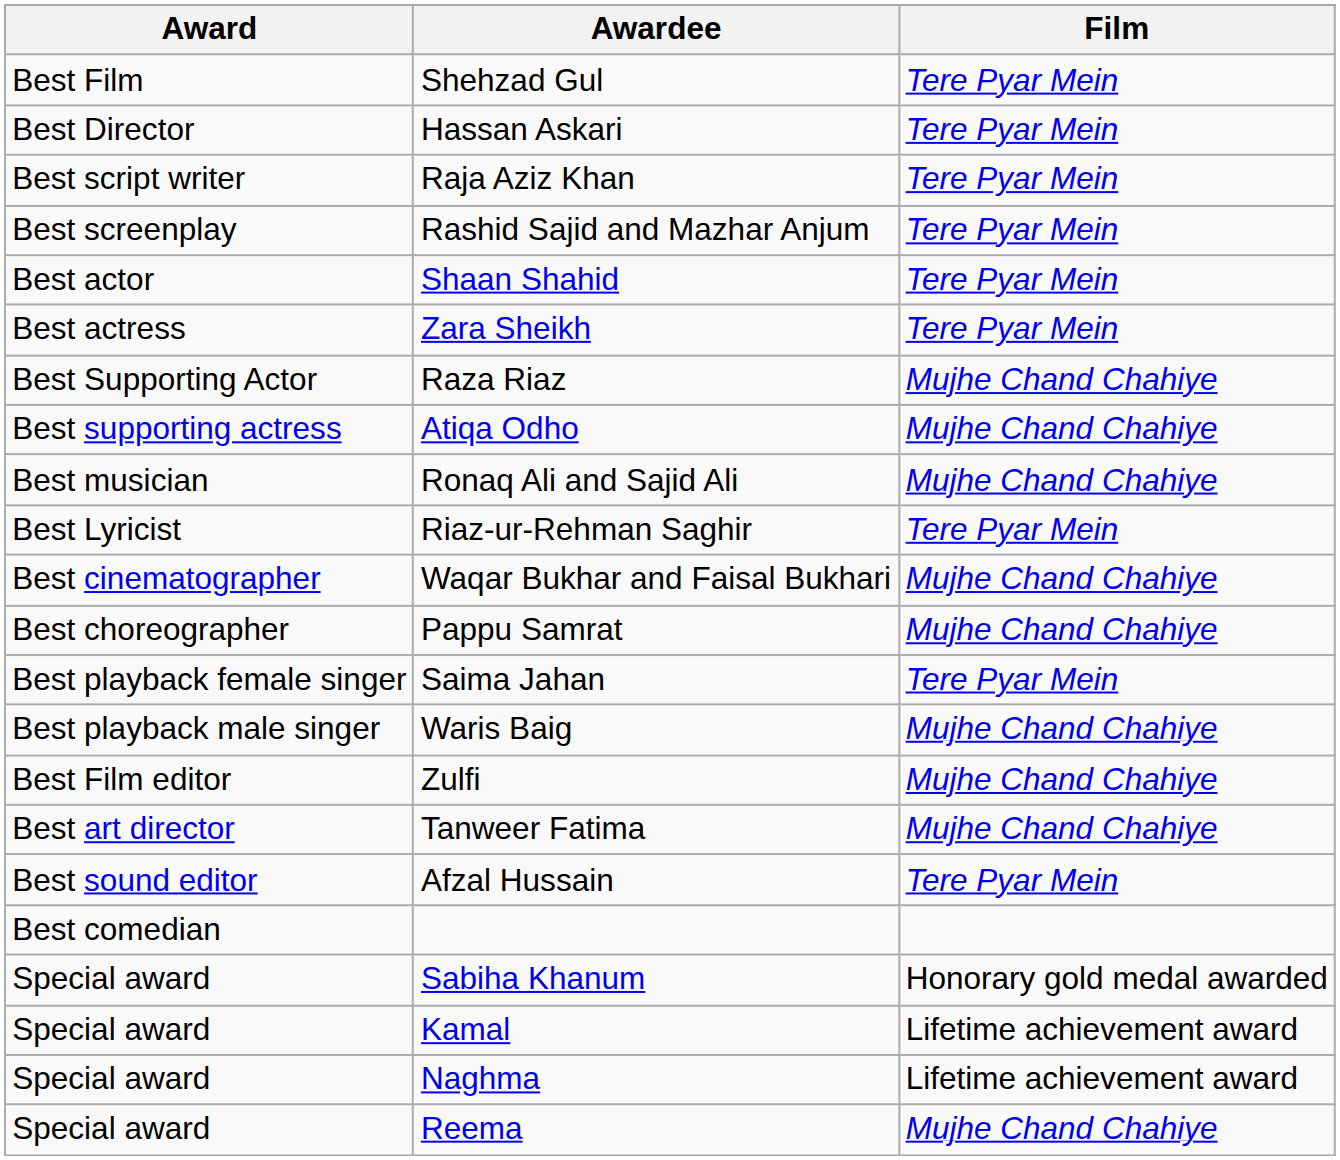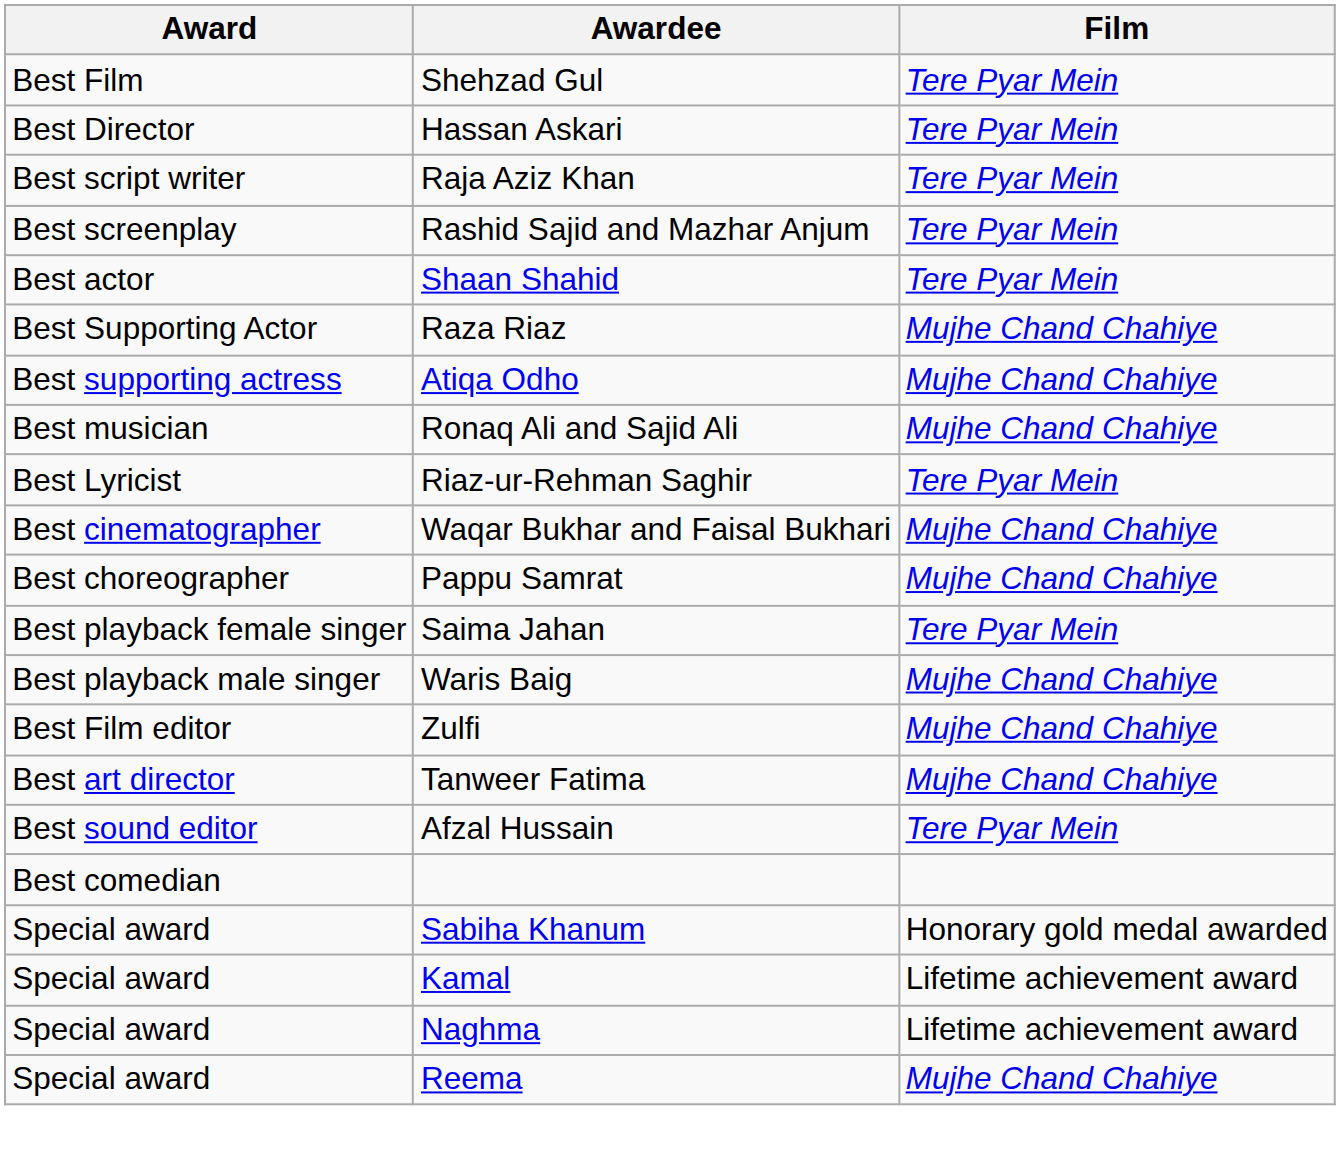- row: (506, 329)
